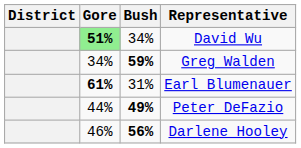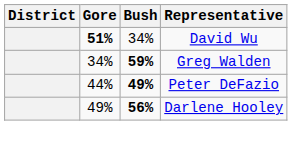(100, 39) lightgreen background -> (100, 39) no background
- row: (228, 85)
(100, 132) 46% -> (100, 108) 49%
